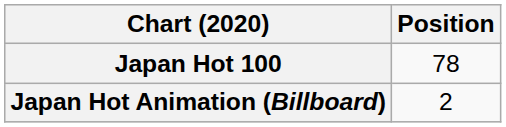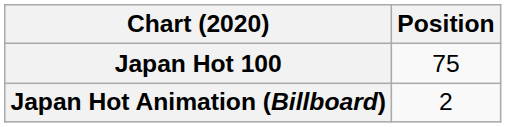(446, 63) 78 -> (446, 63) 75
